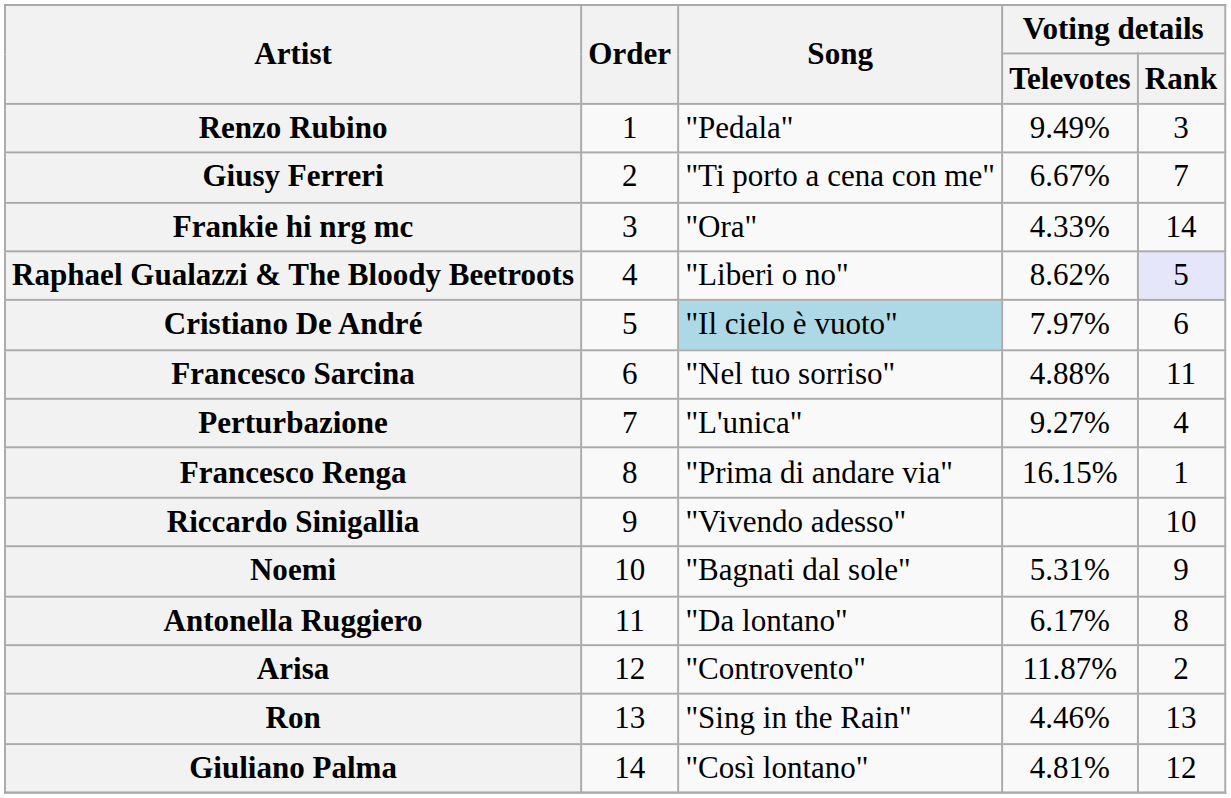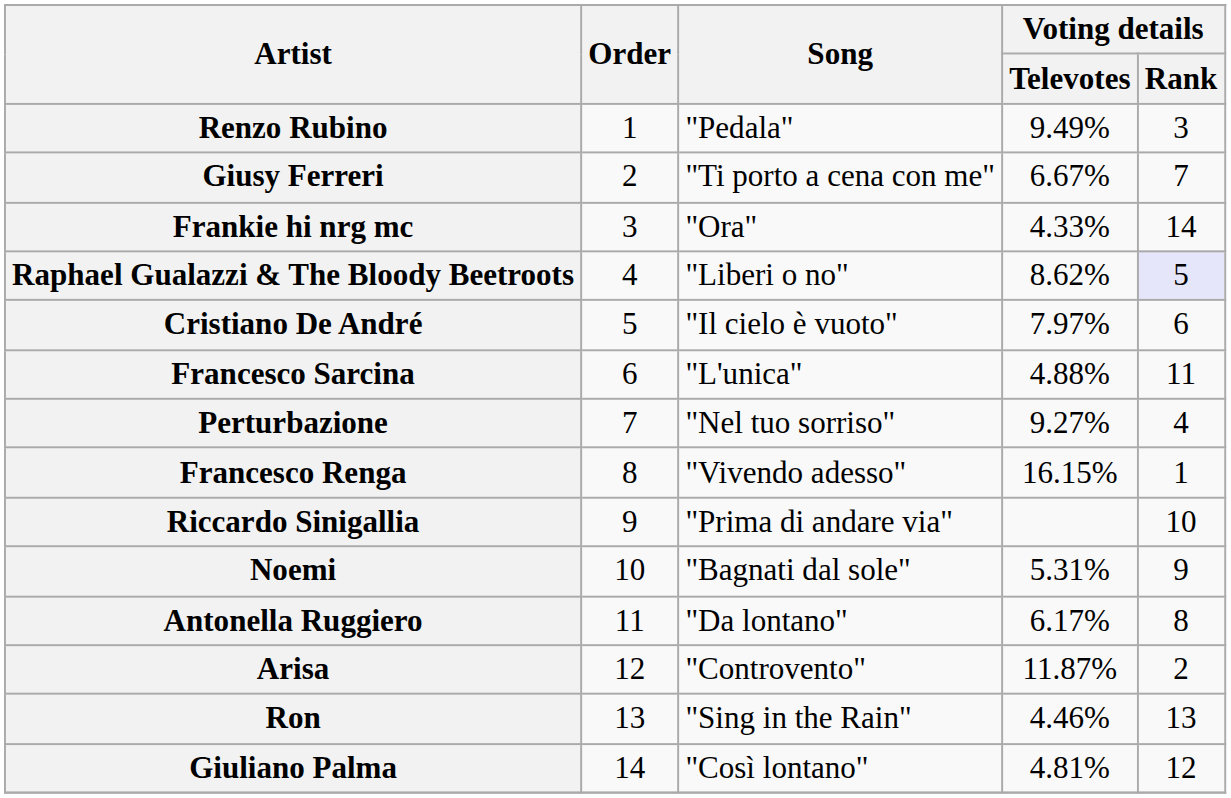(792, 324) lightblue background -> (792, 324) no background
(790, 373) "Nel tuo sorriso" -> (744, 373) "L'unica"
(744, 422) "L'unica" -> (790, 422) "Nel tuo sorriso"
(819, 472) "Prima di andare via" -> (796, 472) "Vivendo adesso"
(796, 521) "Vivendo adesso" -> (819, 521) "Prima di andare via"
